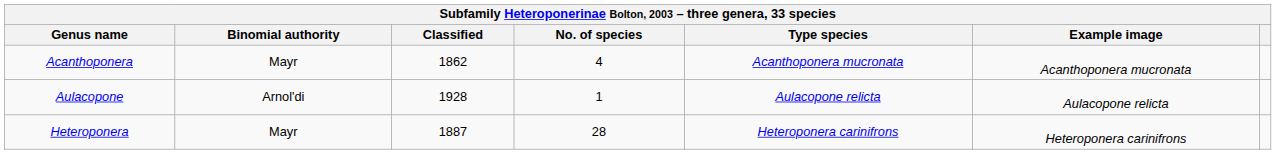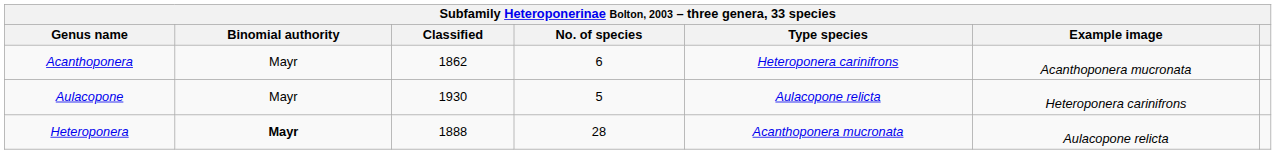(599, 62) 4 -> (599, 62) 6
(828, 62) Acanthoponera mucronata -> (828, 62) Heteroponera carinifrons
(283, 97) Arnol'di -> (283, 97) Mayr
(453, 97) 1928 -> (453, 97) 1930
(599, 97) 1 -> (599, 97) 5
(1116, 104) Aulacopone relicta -> (1116, 104) Heteroponera carinifrons
(283, 131) normal -> (283, 131) bold
(453, 131) 1887 -> (453, 131) 1888
(828, 131) Heteroponera carinifrons -> (828, 131) Acanthoponera mucronata
(1116, 139) Heteroponera carinifrons -> (1116, 139) Aulacopone relicta
